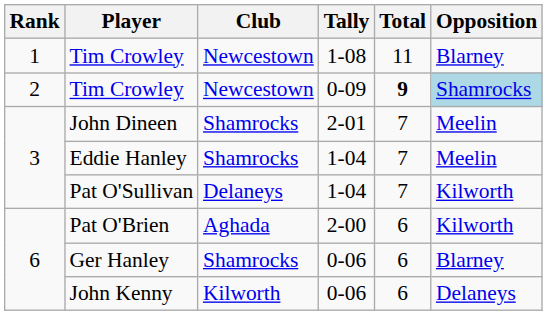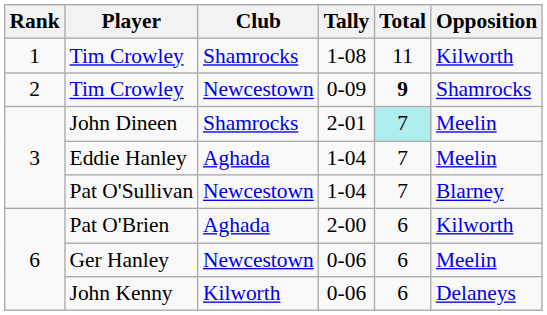(258, 55) Newcestown -> (251, 55) Shamrocks
(470, 55) Blarney -> (475, 55) Kilworth
(484, 89) lightblue background -> (484, 89) no background
(403, 123) no background -> (403, 123) paleturquoise background
(251, 157) Shamrocks -> (236, 157) Aghada
(243, 191) Delaneys -> (258, 191) Newcestown
(475, 191) Kilworth -> (470, 191) Blarney
(251, 259) Shamrocks -> (258, 259) Newcestown
(470, 259) Blarney -> (466, 259) Meelin
